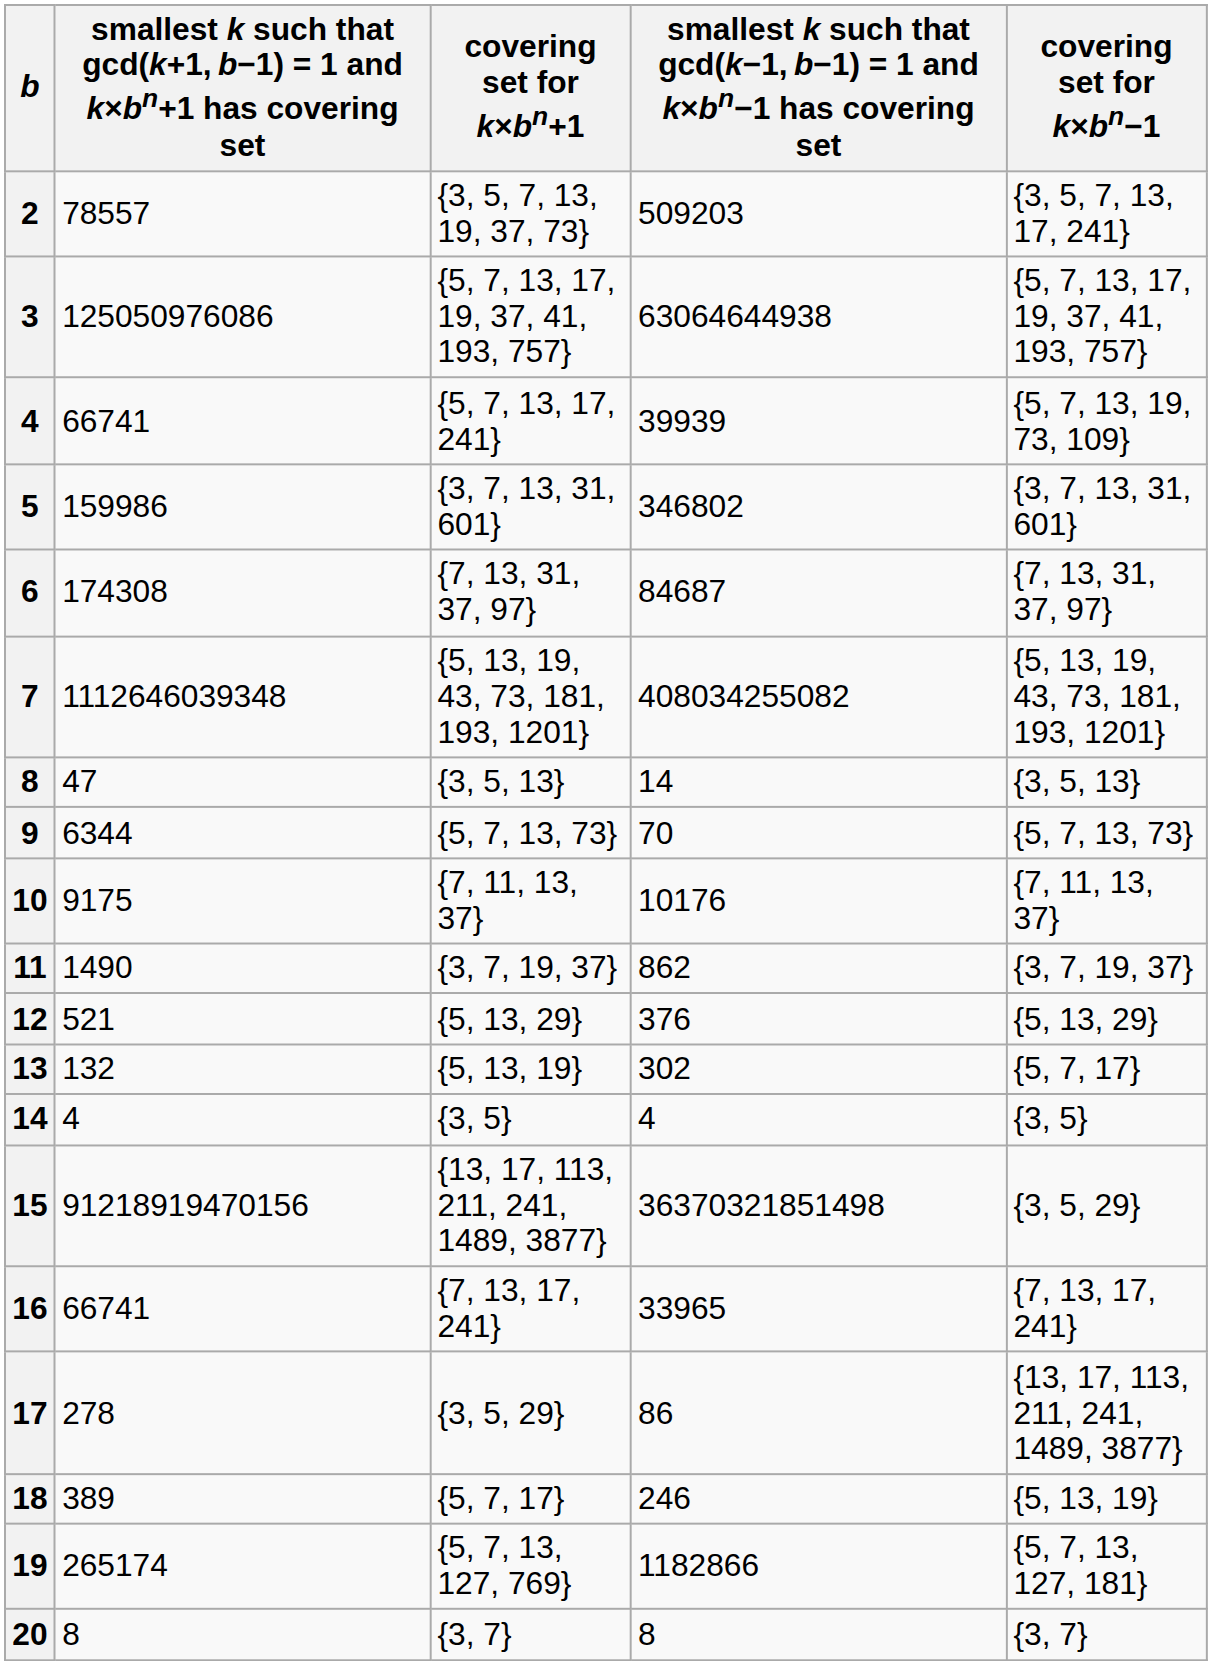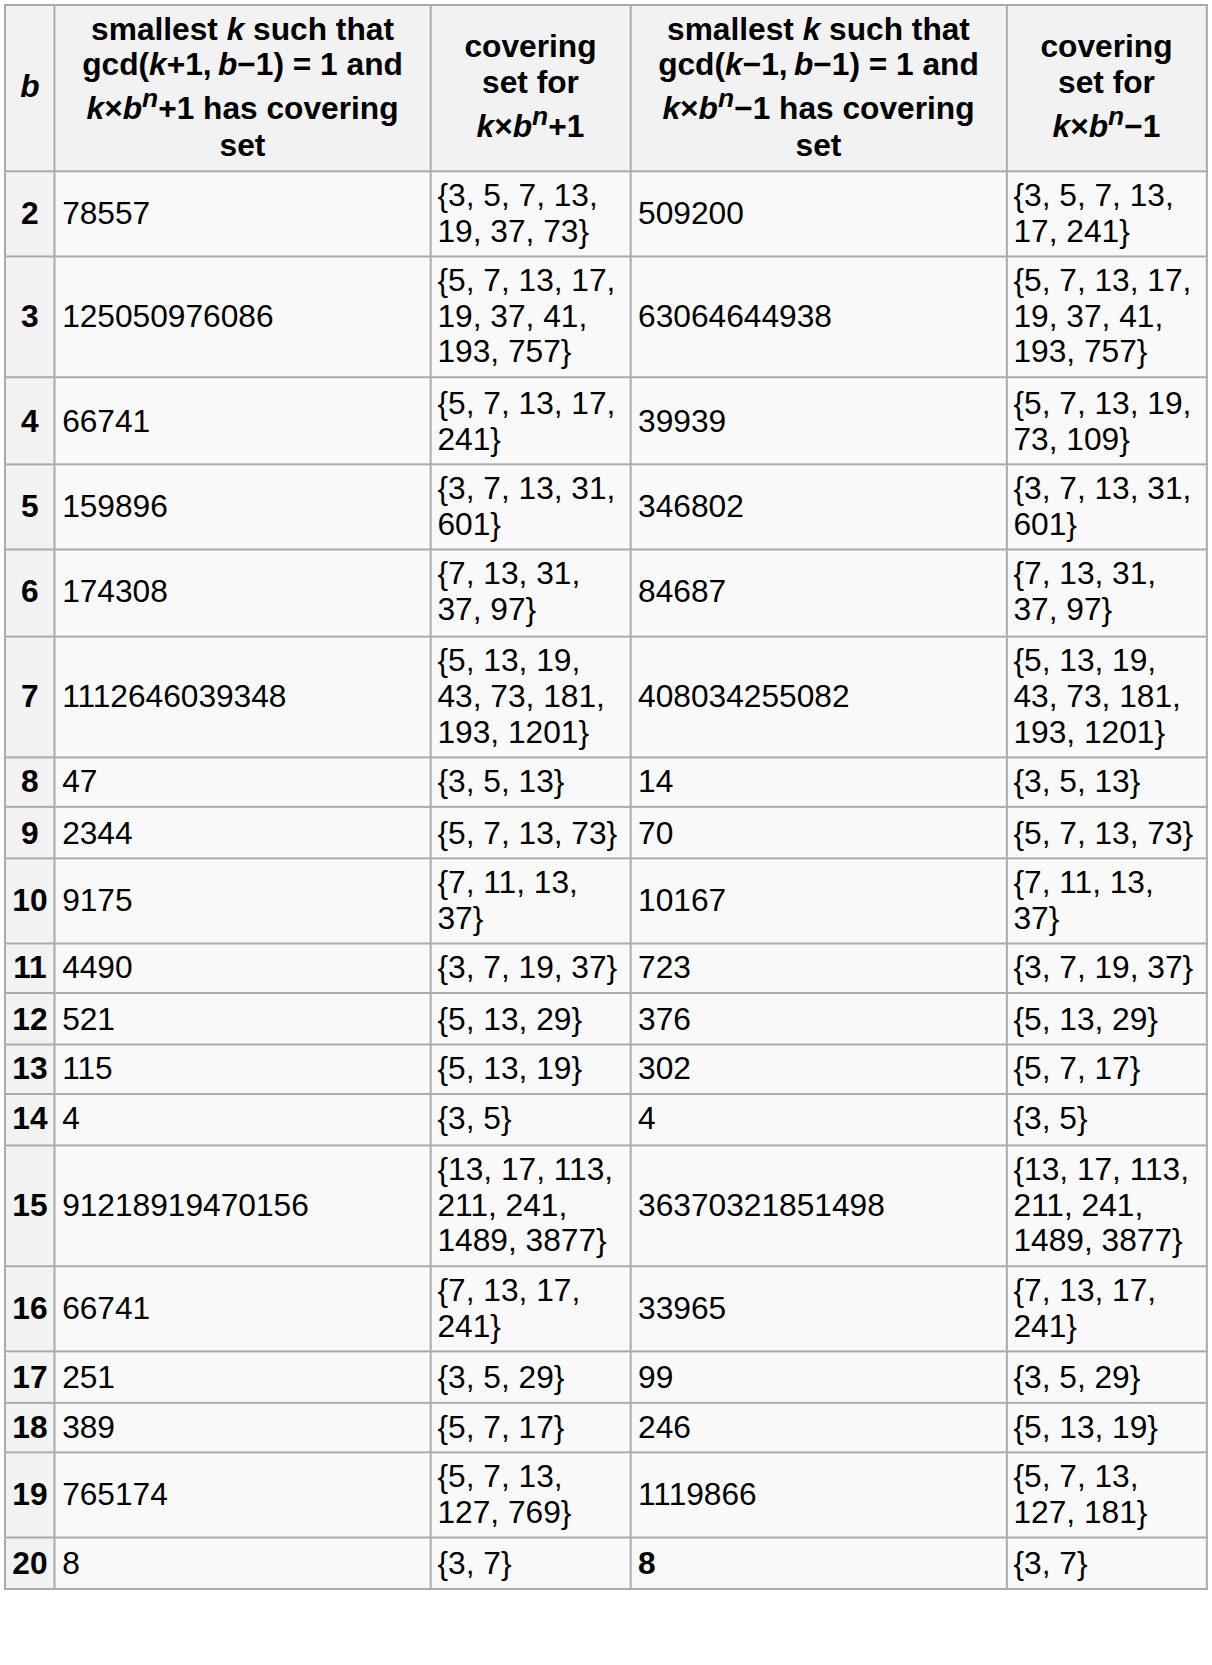(691, 213) 509203 -> (691, 213) 509200
(115, 506) 159986 -> (115, 506) 159896
(97, 832) 6344 -> (97, 832) 2344
(682, 900) 10176 -> (682, 900) 10167
(97, 968) 1490 -> (97, 968) 4490
(665, 968) 862 -> (665, 968) 723
(89, 1068) 132 -> (87, 1068) 115
(1077, 1204) {3, 5, 29} -> (1101, 1204) {13, 17, 113, 211, 241, 1489, 3877}
(89, 1412) 278 -> (89, 1376) 251
(656, 1412) 86 -> (656, 1376) 99
(1101, 1412) {13, 17, 113, 211, 241, 1489, 3877} -> (1077, 1376) {3, 5, 29}
(115, 1566) 265174 -> (115, 1494) 765174
(699, 1566) 1182866 -> (697, 1494) 1119866
(647, 1634) normal -> (647, 1563) bold
